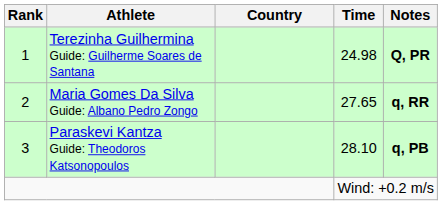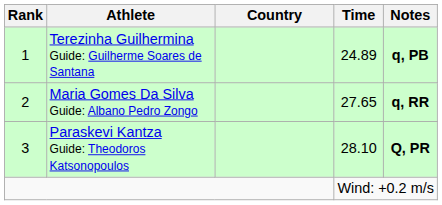(359, 54) 24.98 -> (359, 54) 24.89
(410, 54) Q, PR -> (410, 54) q, PB
(410, 149) q, PB -> (410, 149) Q, PR
